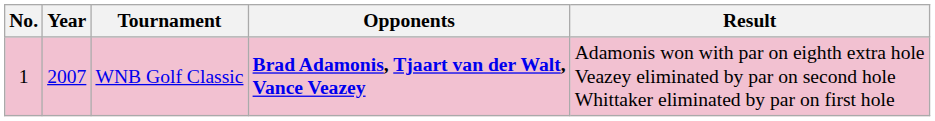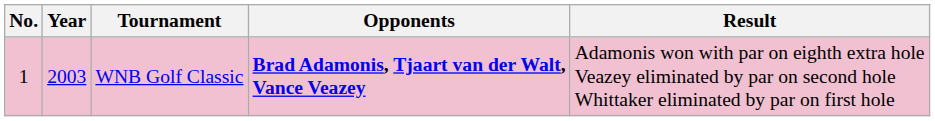(67, 76) 2007 -> (67, 76) 2003
